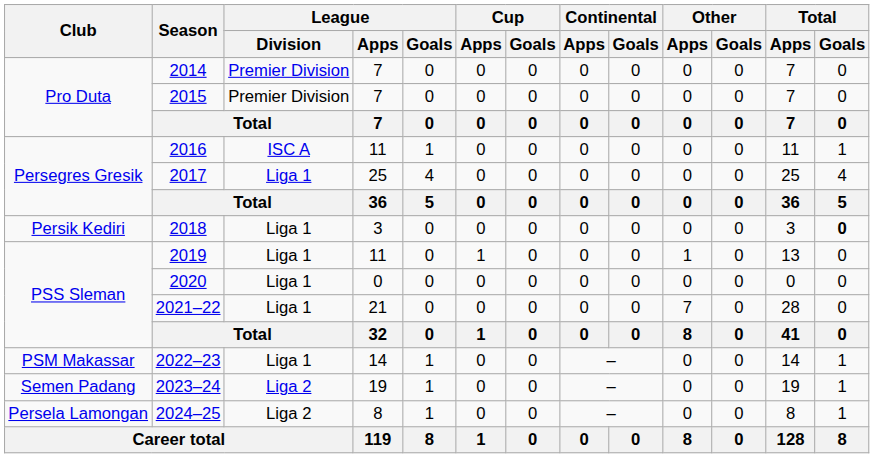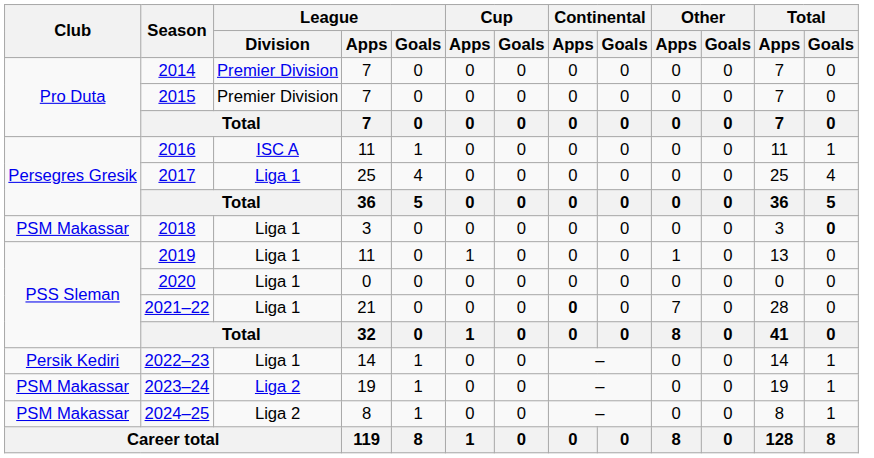(78, 228) Persik Kediri -> (73, 228) PSM Makassar
(584, 307) normal -> (573, 307) bold
(78, 360) PSM Makassar -> (73, 360) Persik Kediri
(78, 387) Semen Padang -> (73, 387) PSM Makassar
(78, 413) Persela Lamongan -> (73, 413) PSM Makassar
